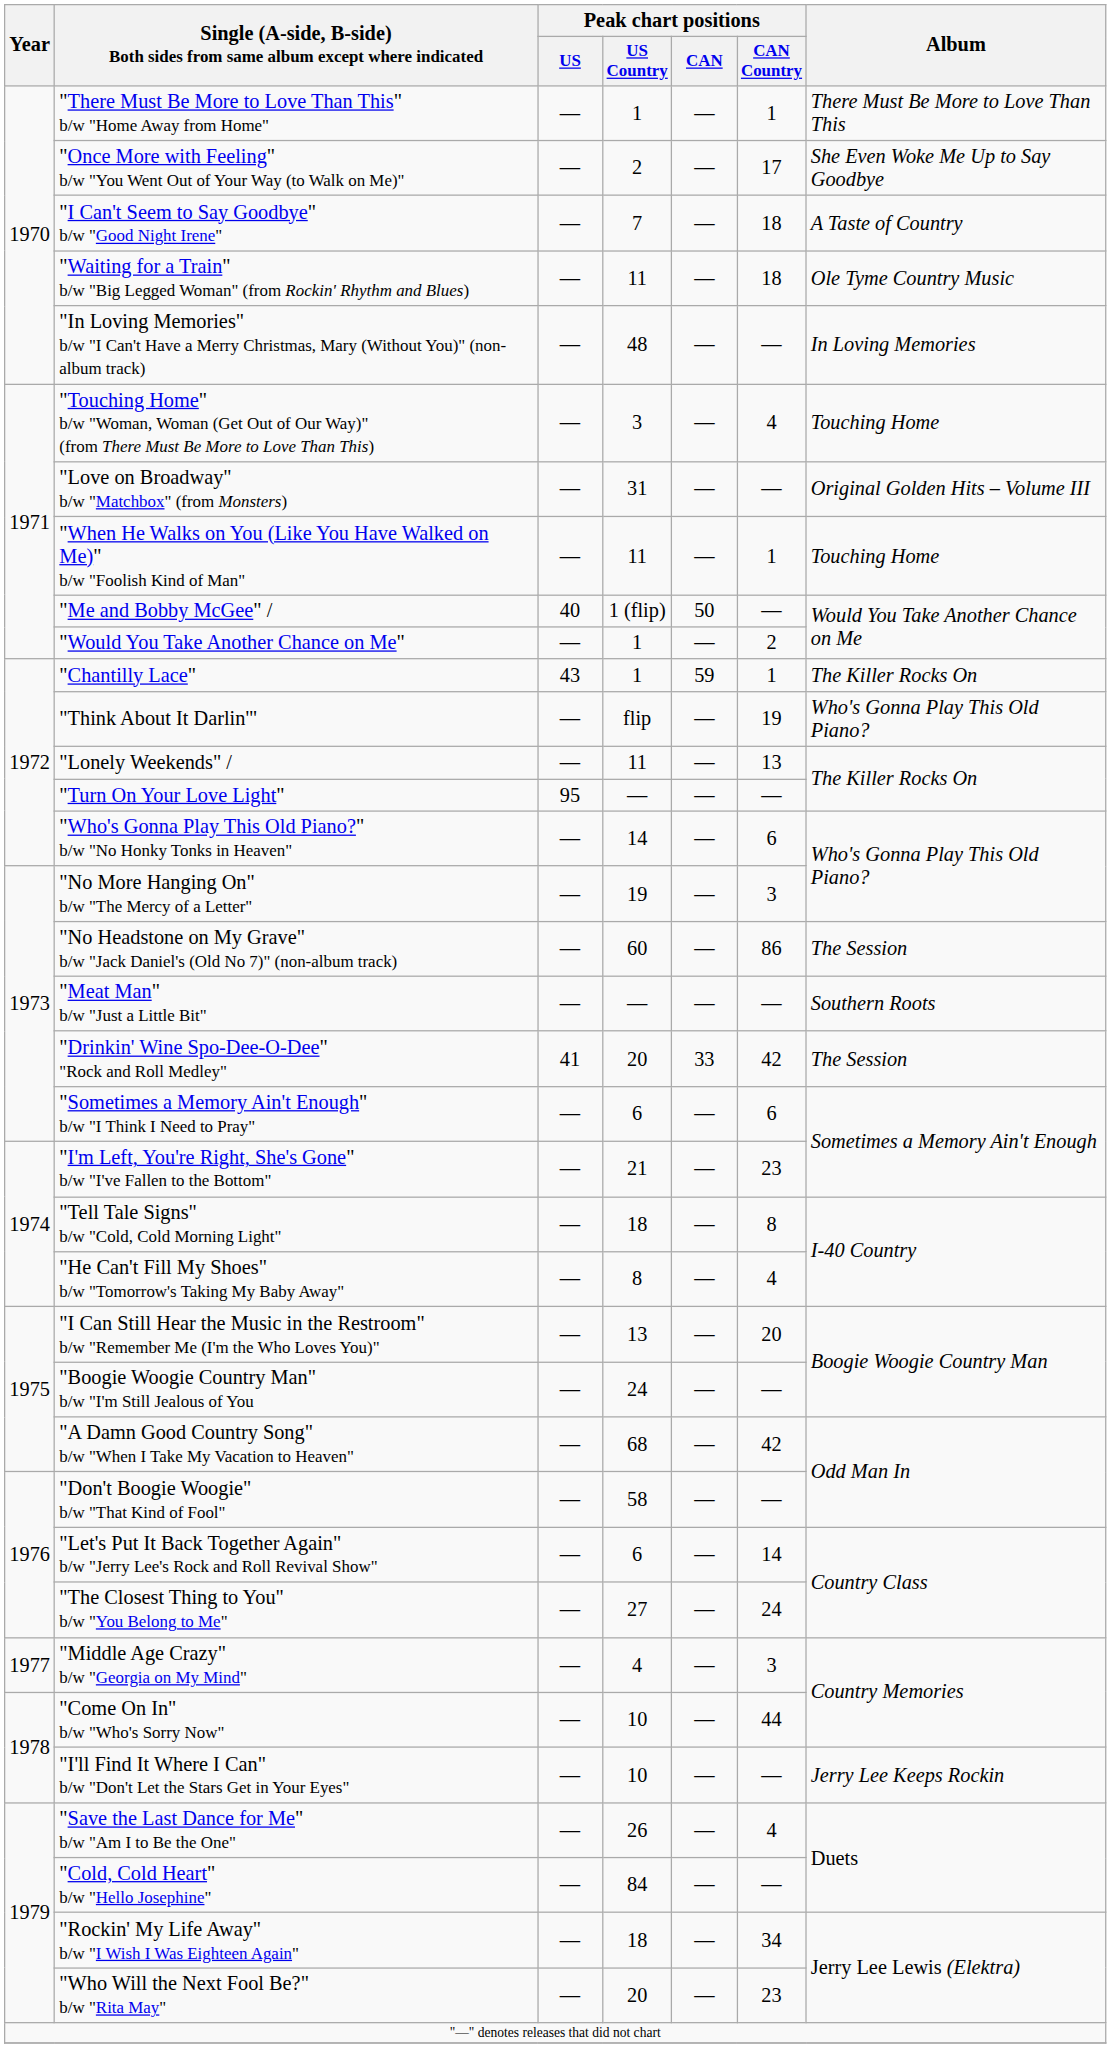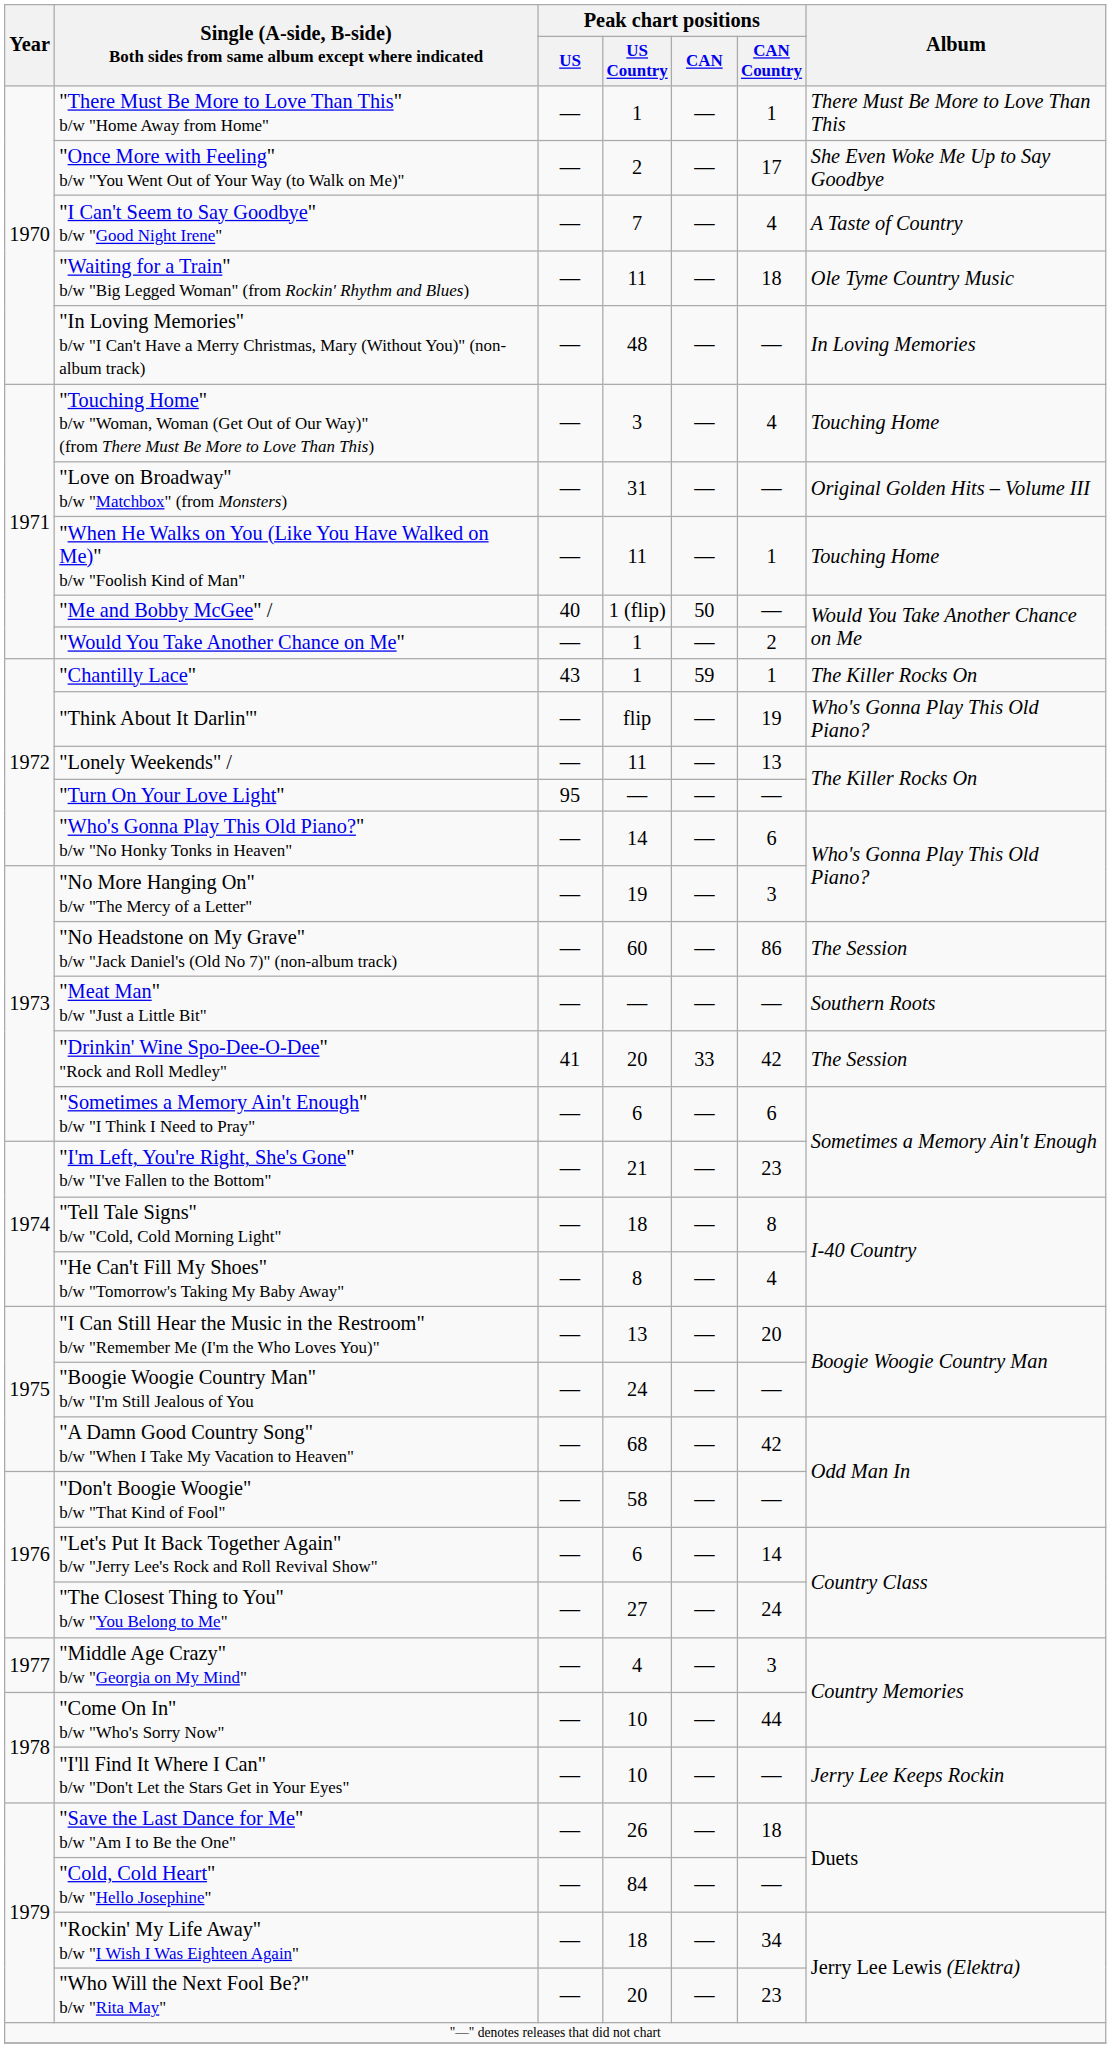(771, 223) 18 -> (771, 223) 4
(771, 1829) 4 -> (771, 1829) 18
